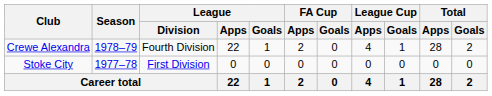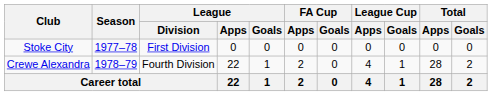rows swapped: (48, 64) <-> (48, 47)
